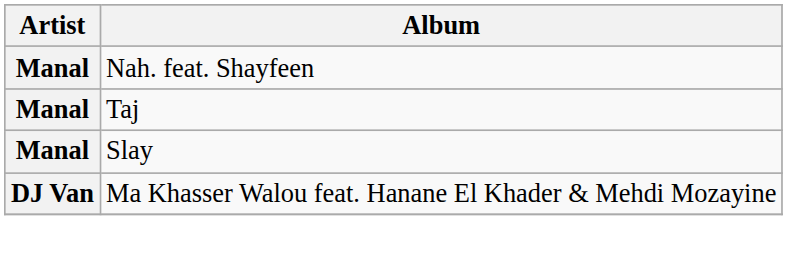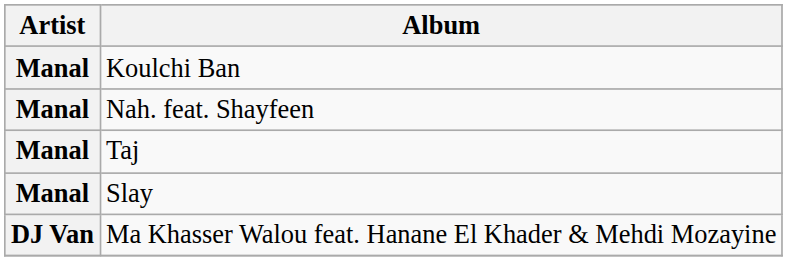+ row: (173, 67)
